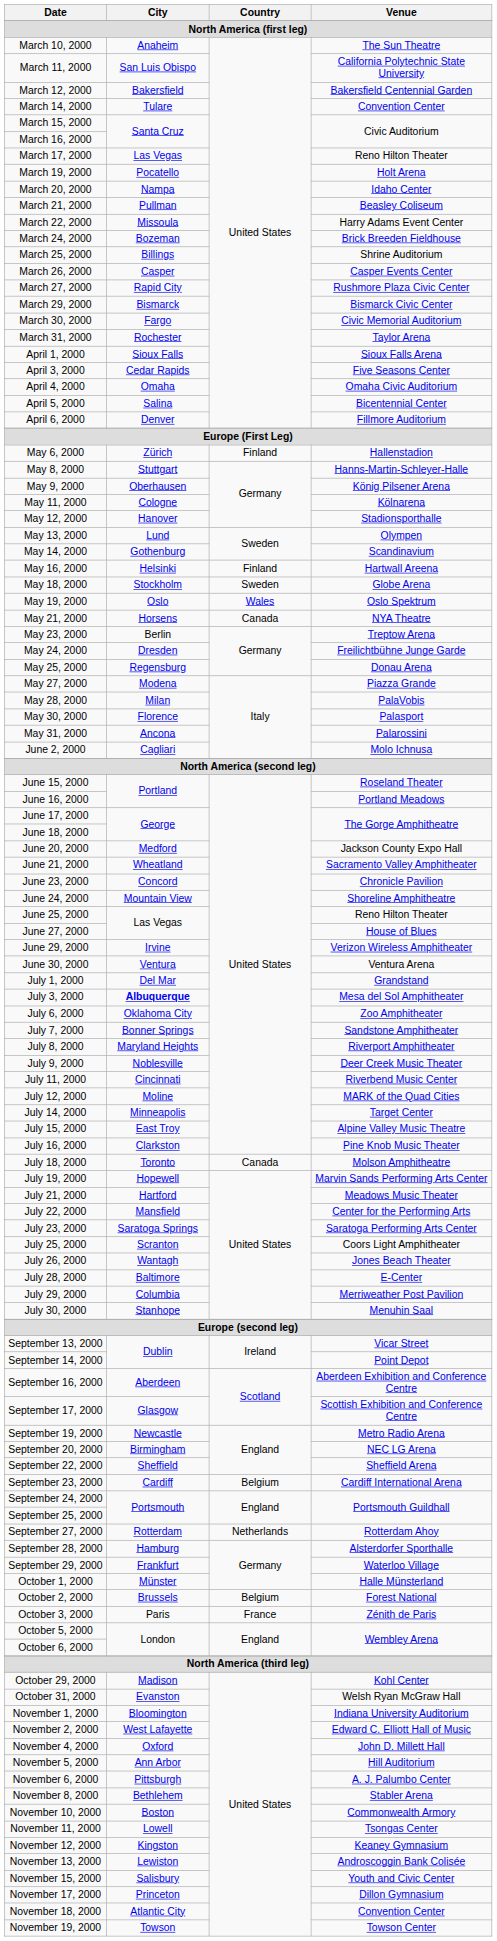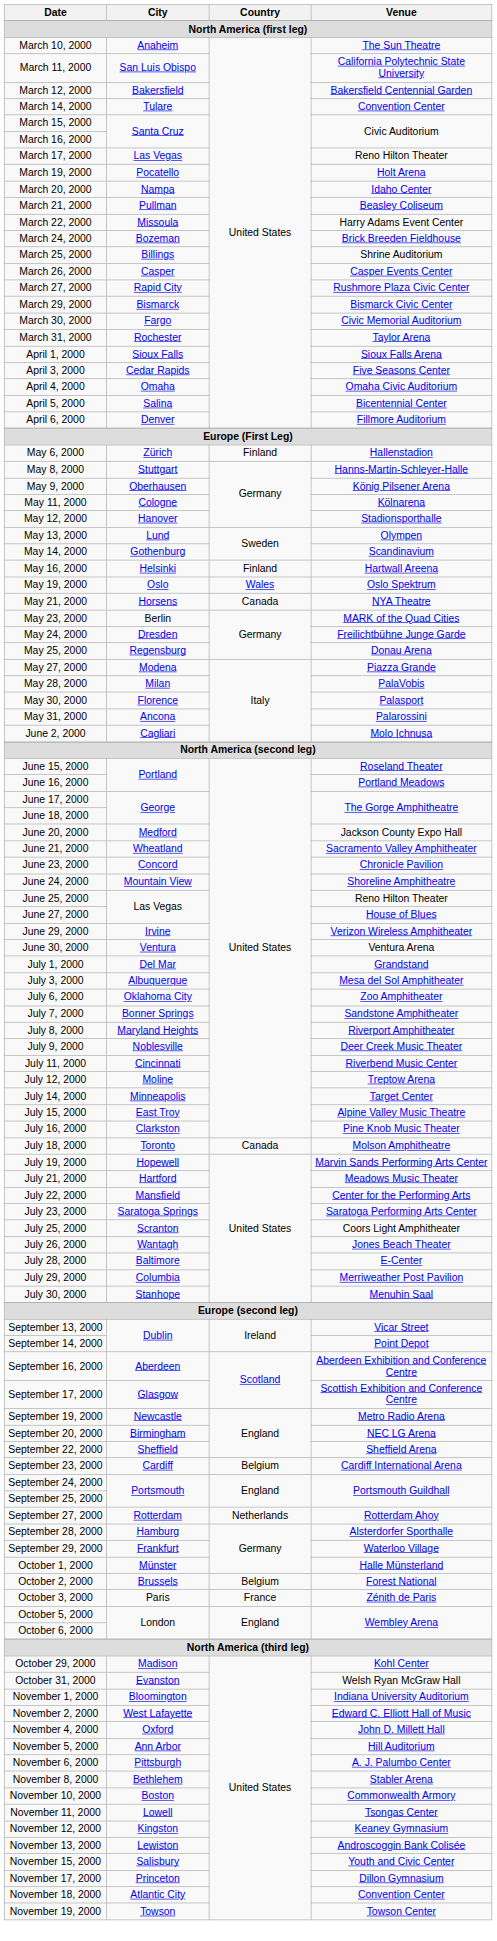- row: (55, 585)
(401, 634) Treptow Arena -> (401, 618) MARK of the Quad Cities
(158, 997) bold -> (158, 981) normal
(401, 1096) MARK of the Quad Cities -> (401, 1080) Treptow Arena
